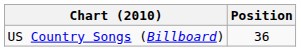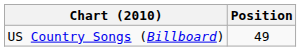(262, 36) 36 -> (262, 36) 49
